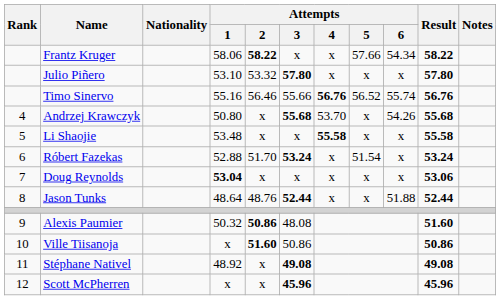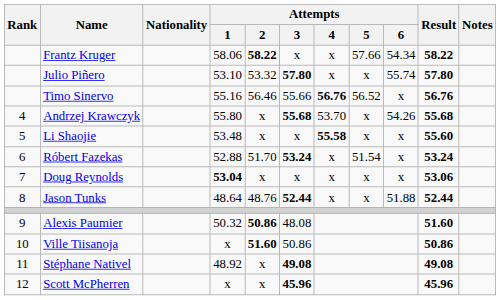(401, 75) x -> (401, 75) 55.74
(401, 95) 55.74 -> (401, 95) x
(228, 116) 50.80 -> (228, 116) 55.80
(439, 136) 55.58 -> (439, 136) 55.60
